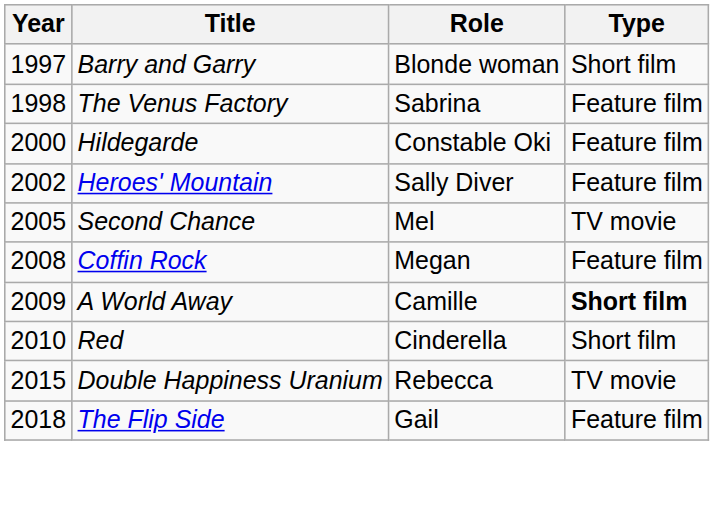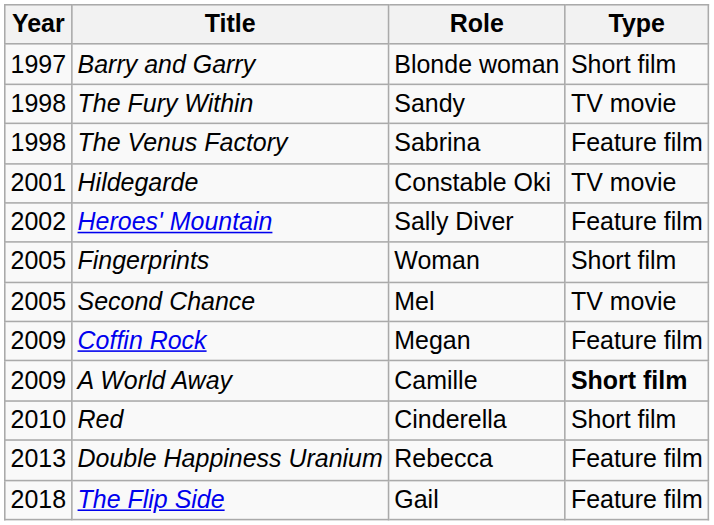+ row: (166, 103)
(38, 143) 2000 -> (38, 182) 2001
(637, 143) Feature film -> (624, 182) TV movie
+ row: (143, 261)
(38, 261) 2008 -> (38, 340) 2009
(38, 380) 2015 -> (38, 459) 2013
(624, 380) TV movie -> (637, 459) Feature film
